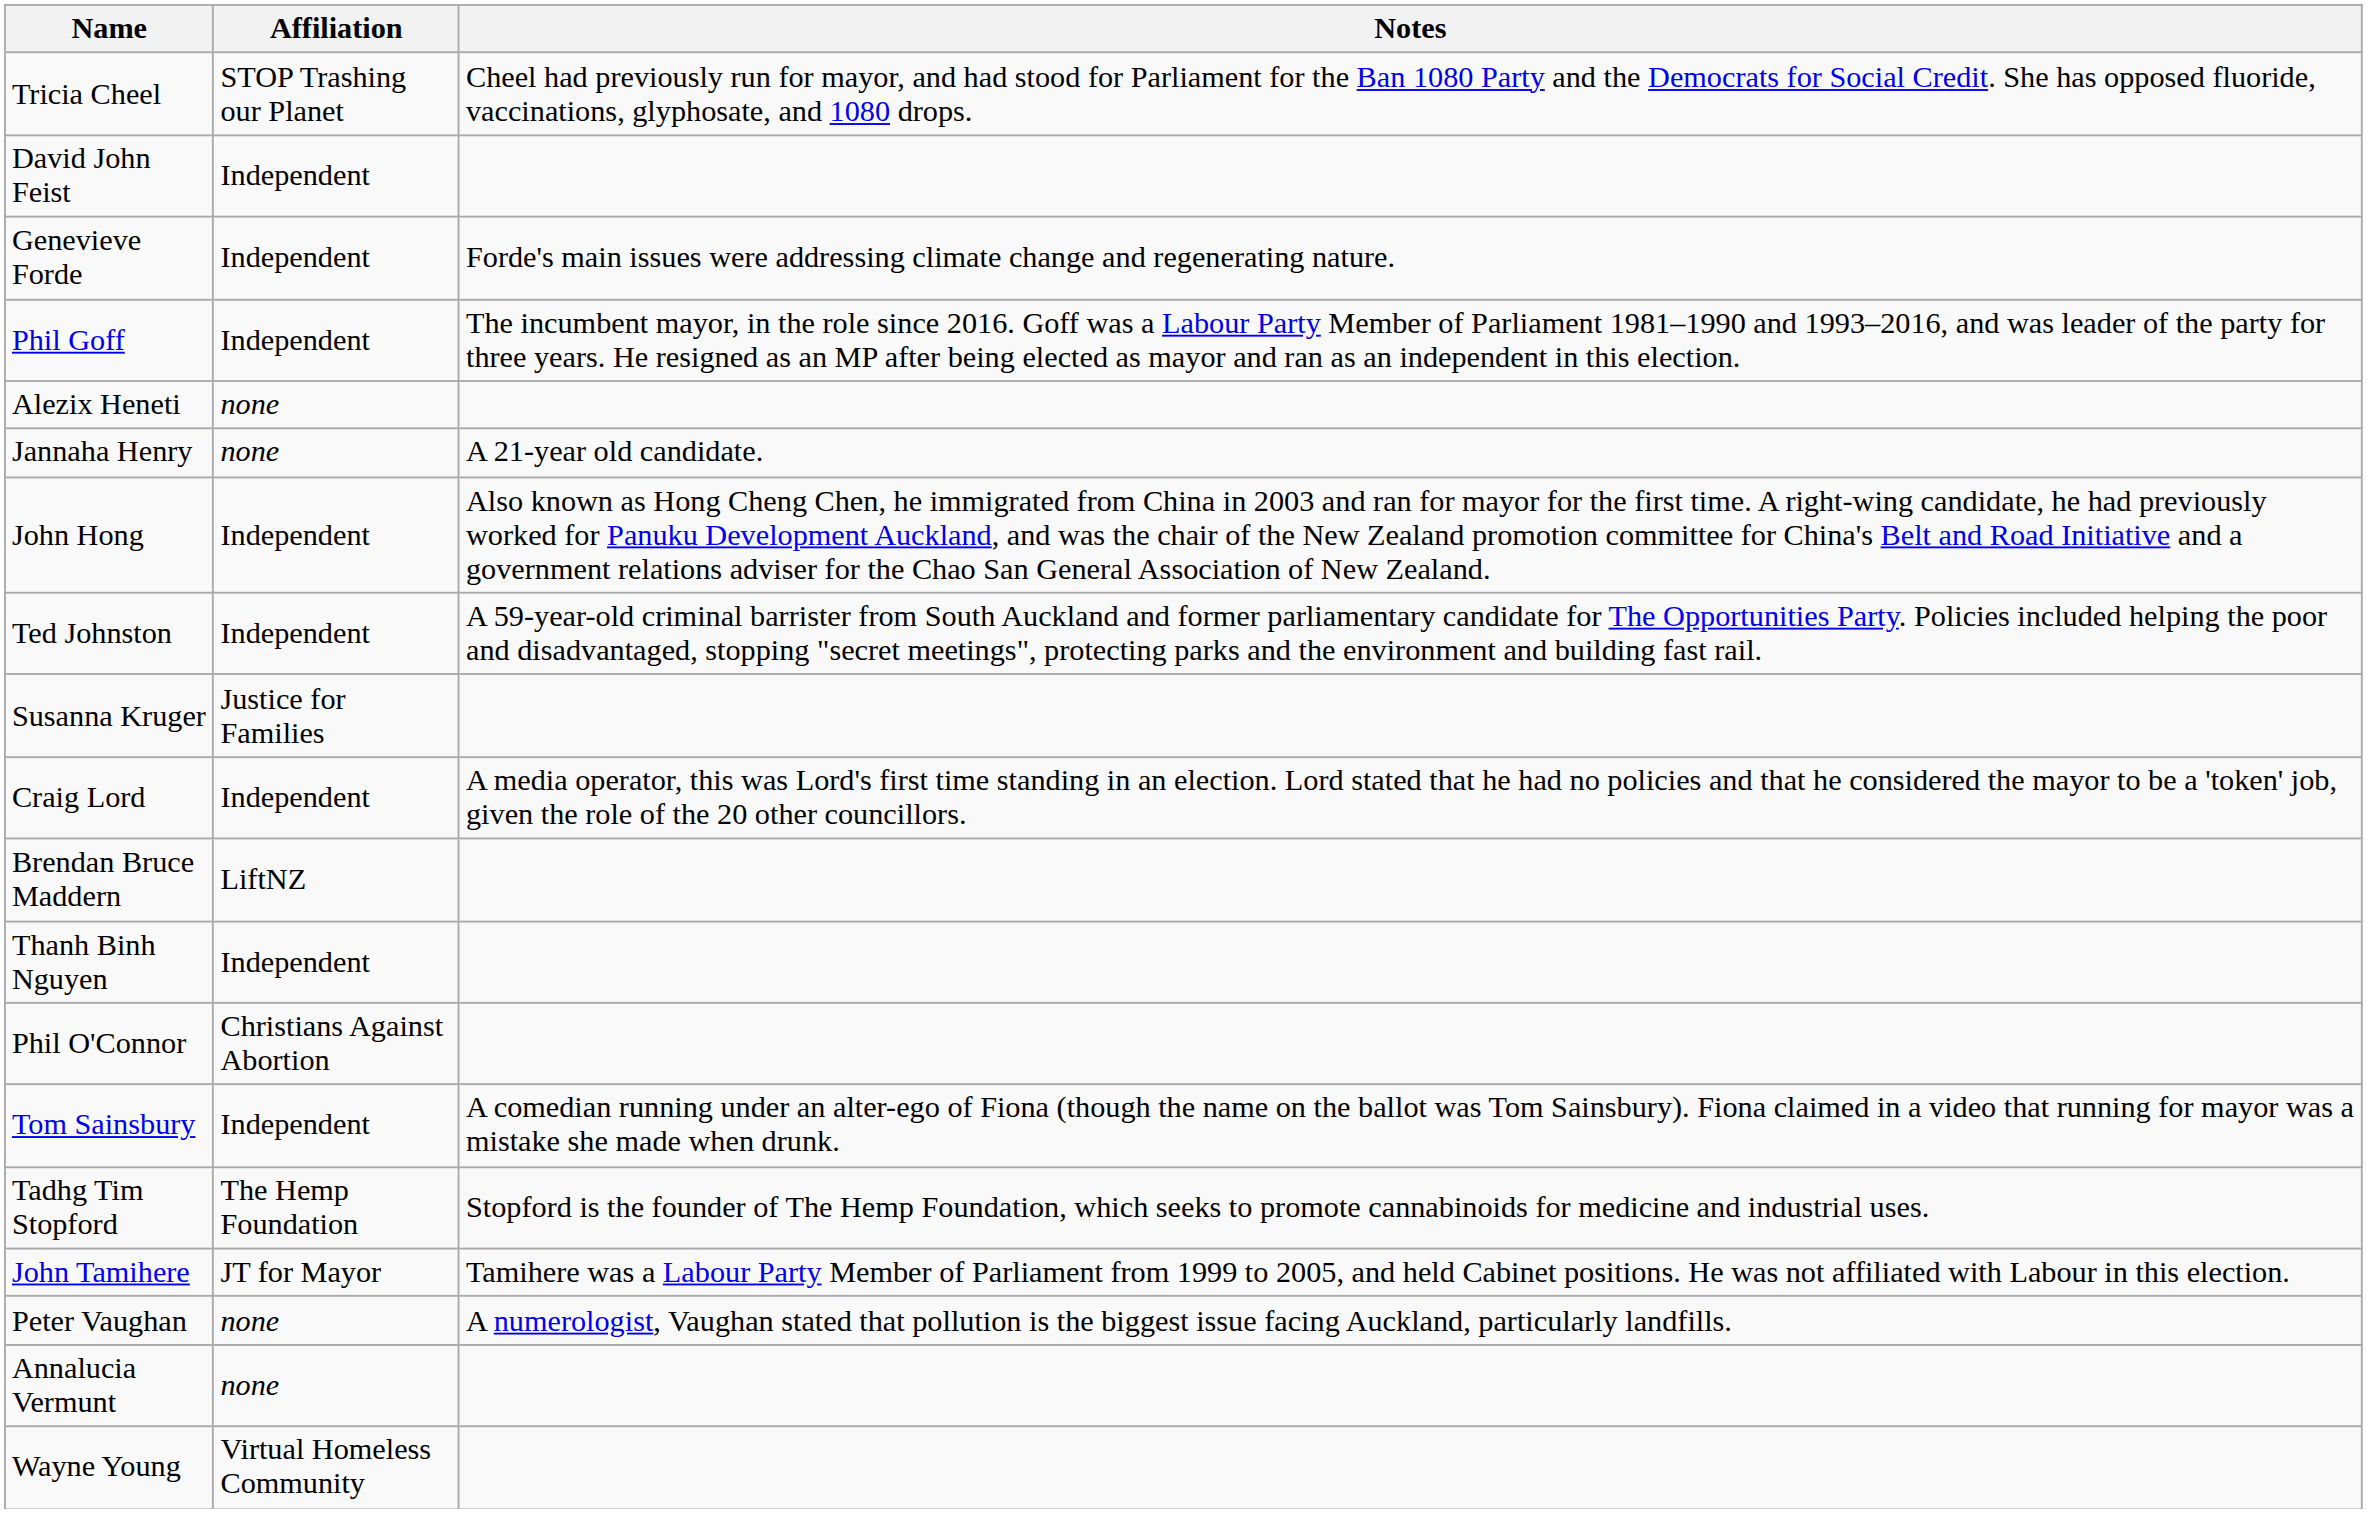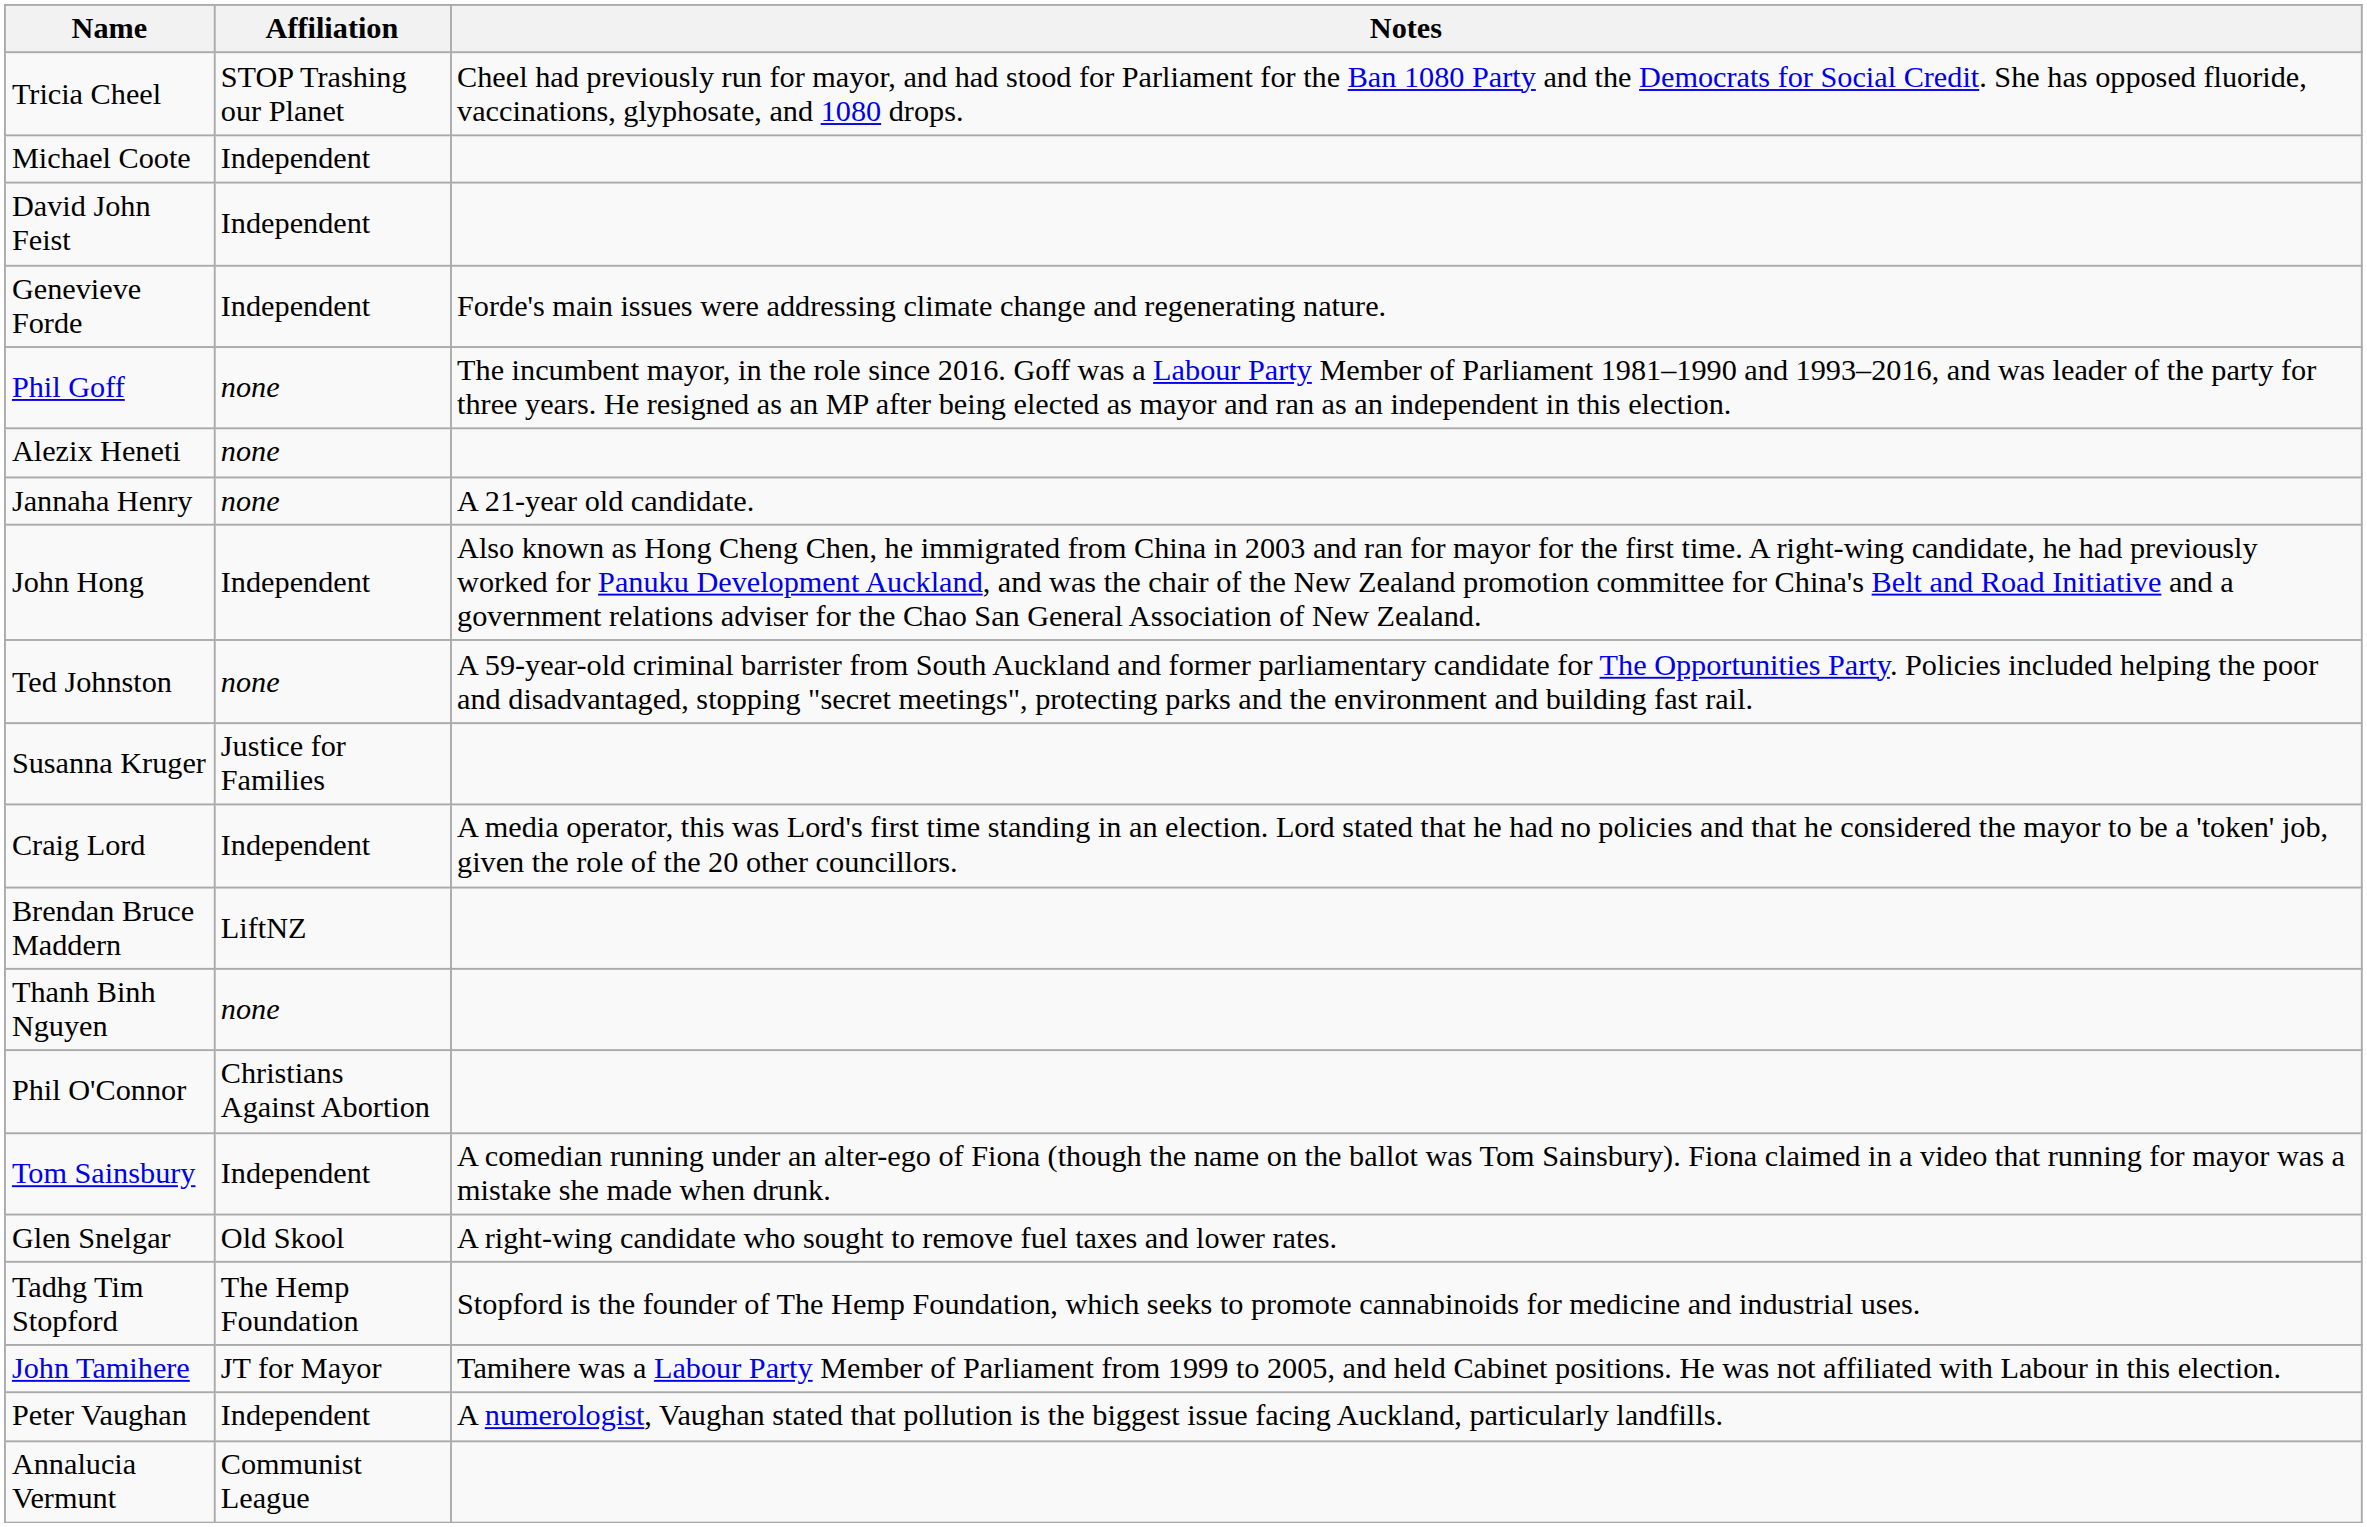+ row: (101, 158)
(295, 339) Independent -> (250, 387) none
(295, 633) Independent -> (250, 681) none
(295, 961) Independent -> (250, 1009) none
+ row: (91, 1238)
(250, 1320) none -> (296, 1415) Independent
(250, 1385) none -> (291, 1480) Communist League
- row: (96, 1467)
